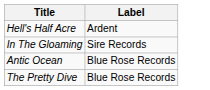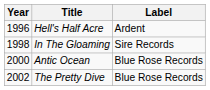+ column: (18, 12)
